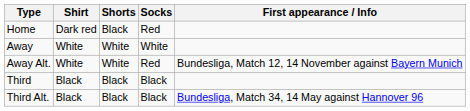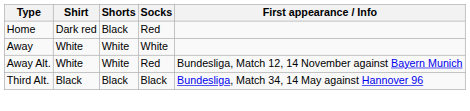- row: (19, 81)
